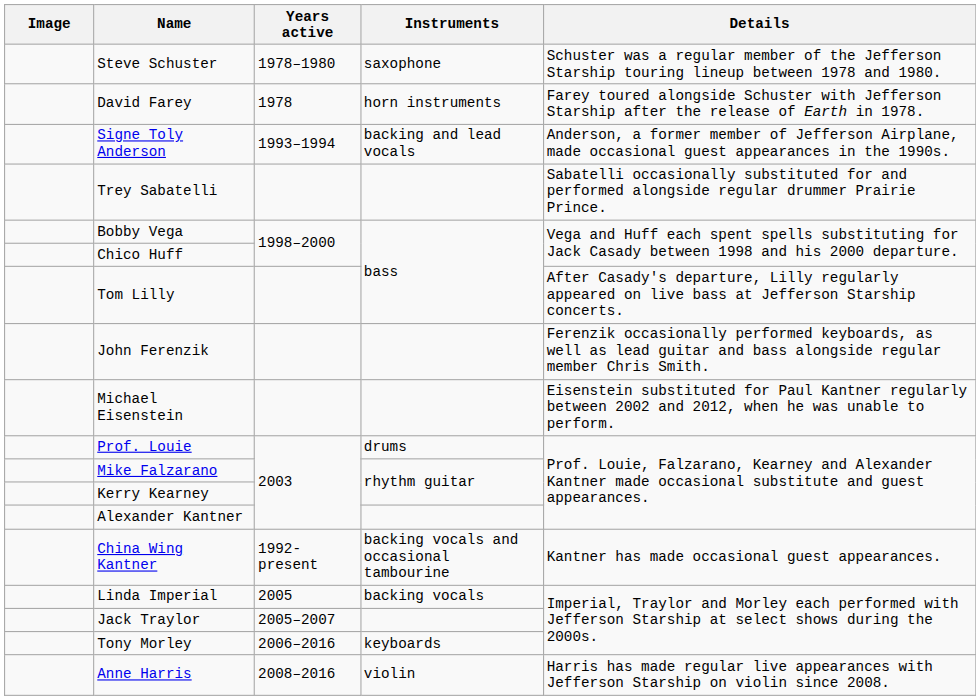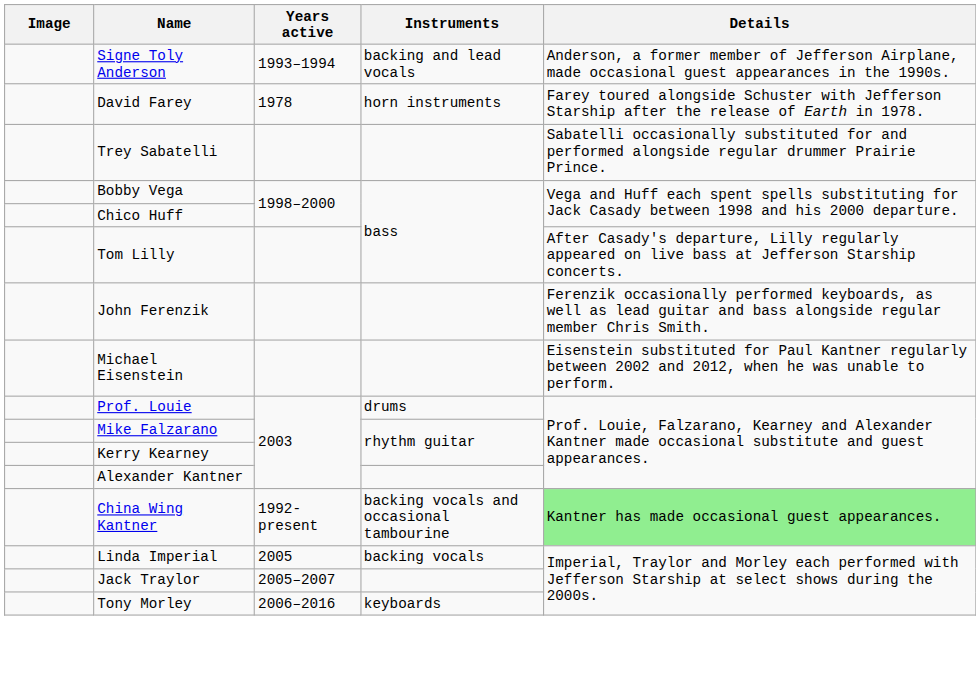- row: (157, 64)
rows swapped: (144, 104) <-> (140, 144)
(744, 557) no background -> (744, 517) lightgreen background
- row: (144, 675)
